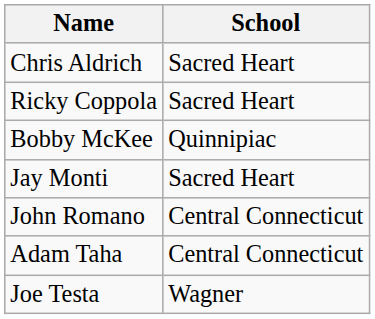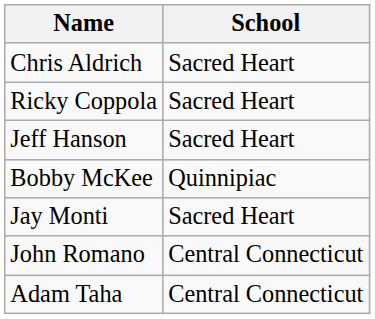+ row: (69, 139)
- row: (55, 293)
